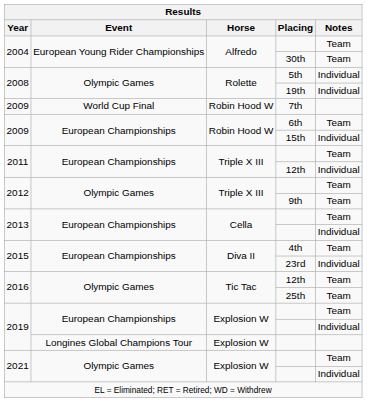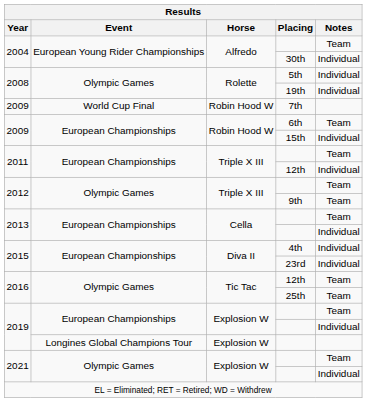(339, 59) Team -> (339, 59) Individual
(339, 248) Team -> (339, 248) Individual
